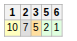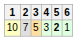+ column: (46, 12)
(46, 28) normal -> (57, 28) bold
